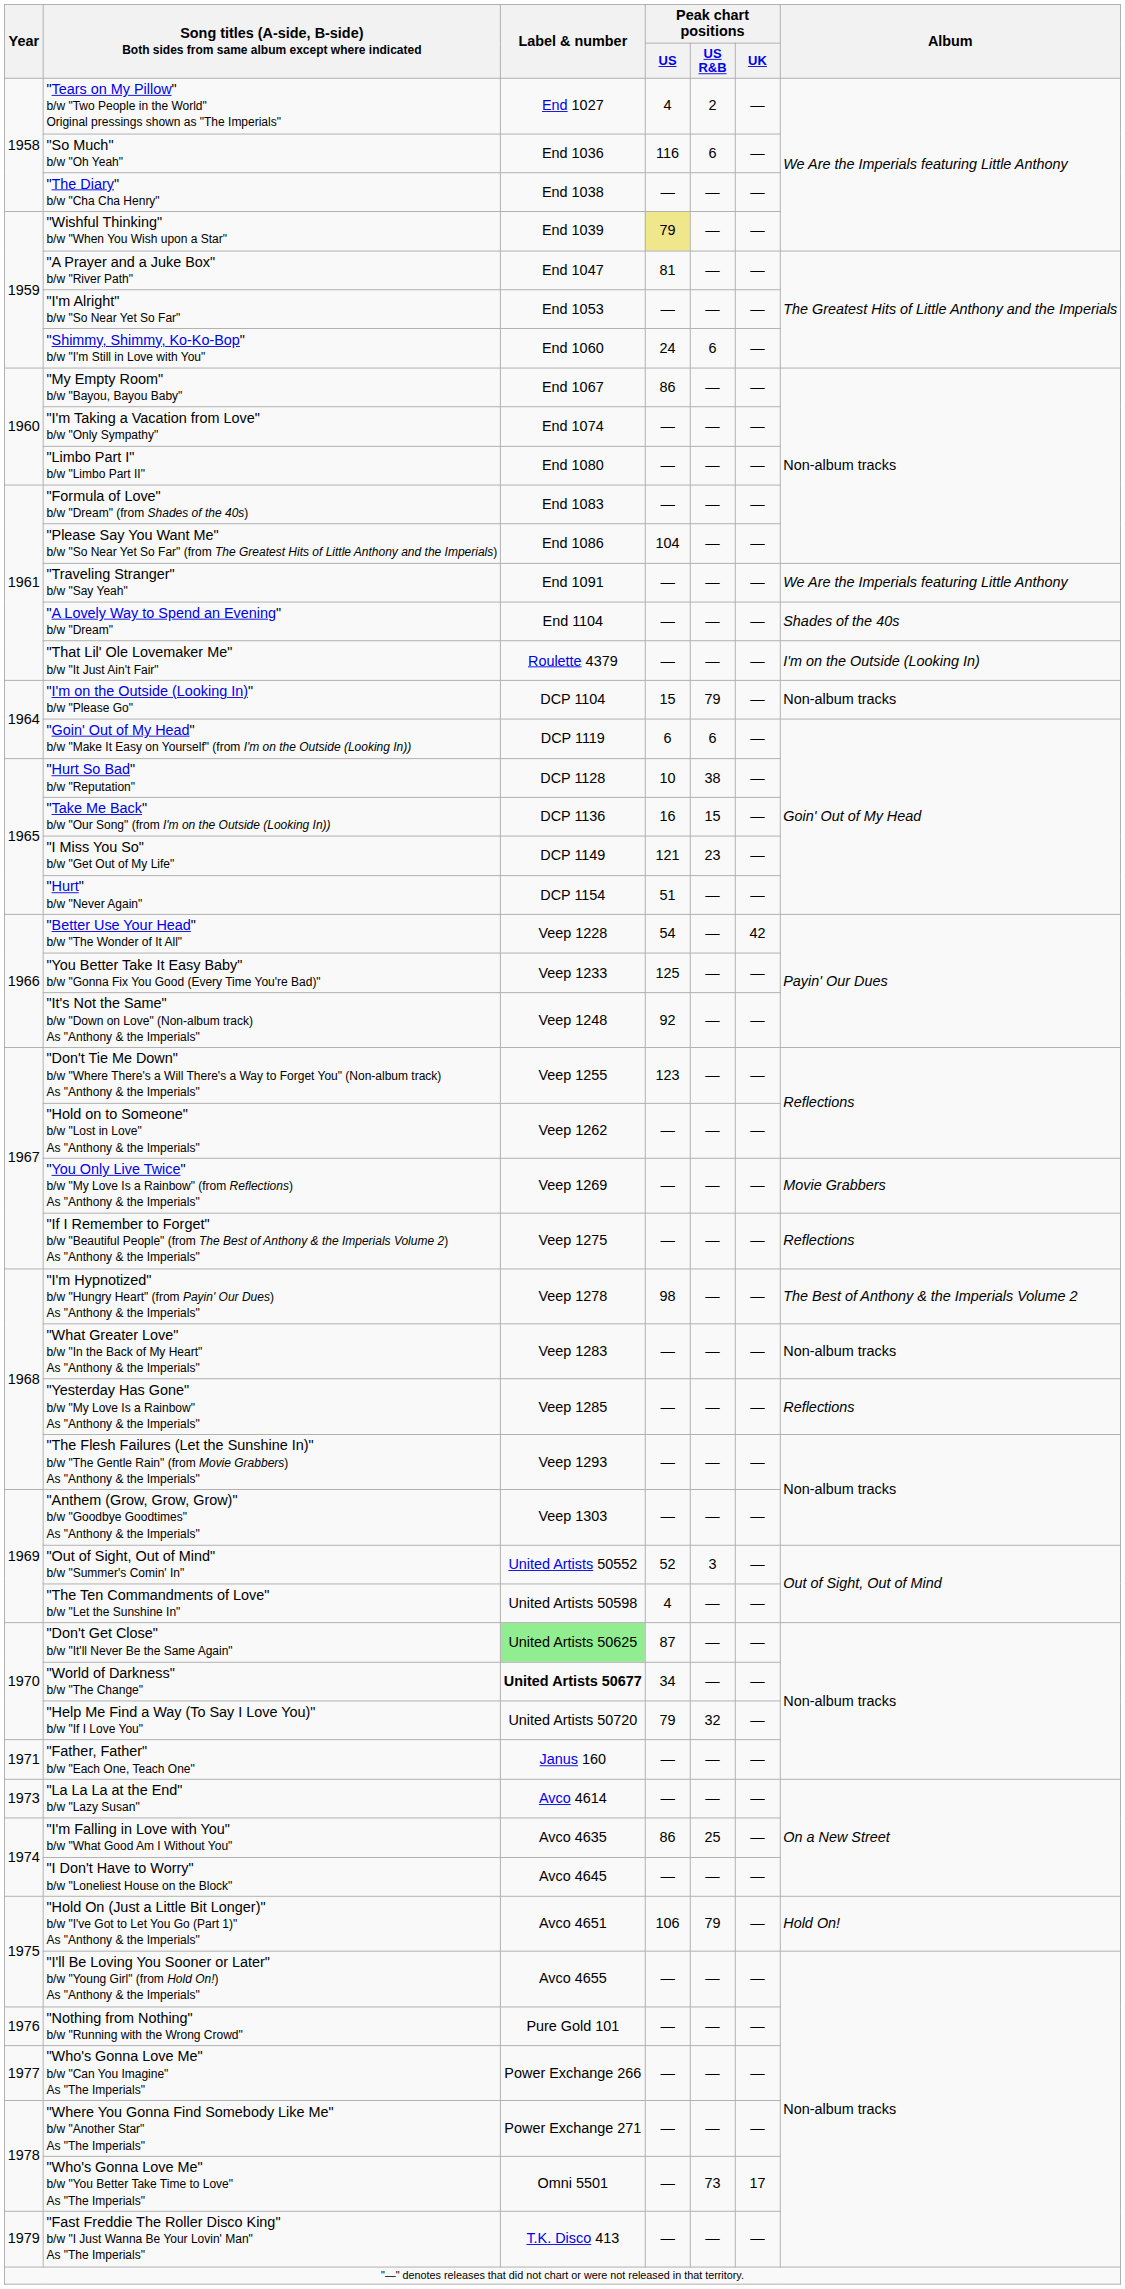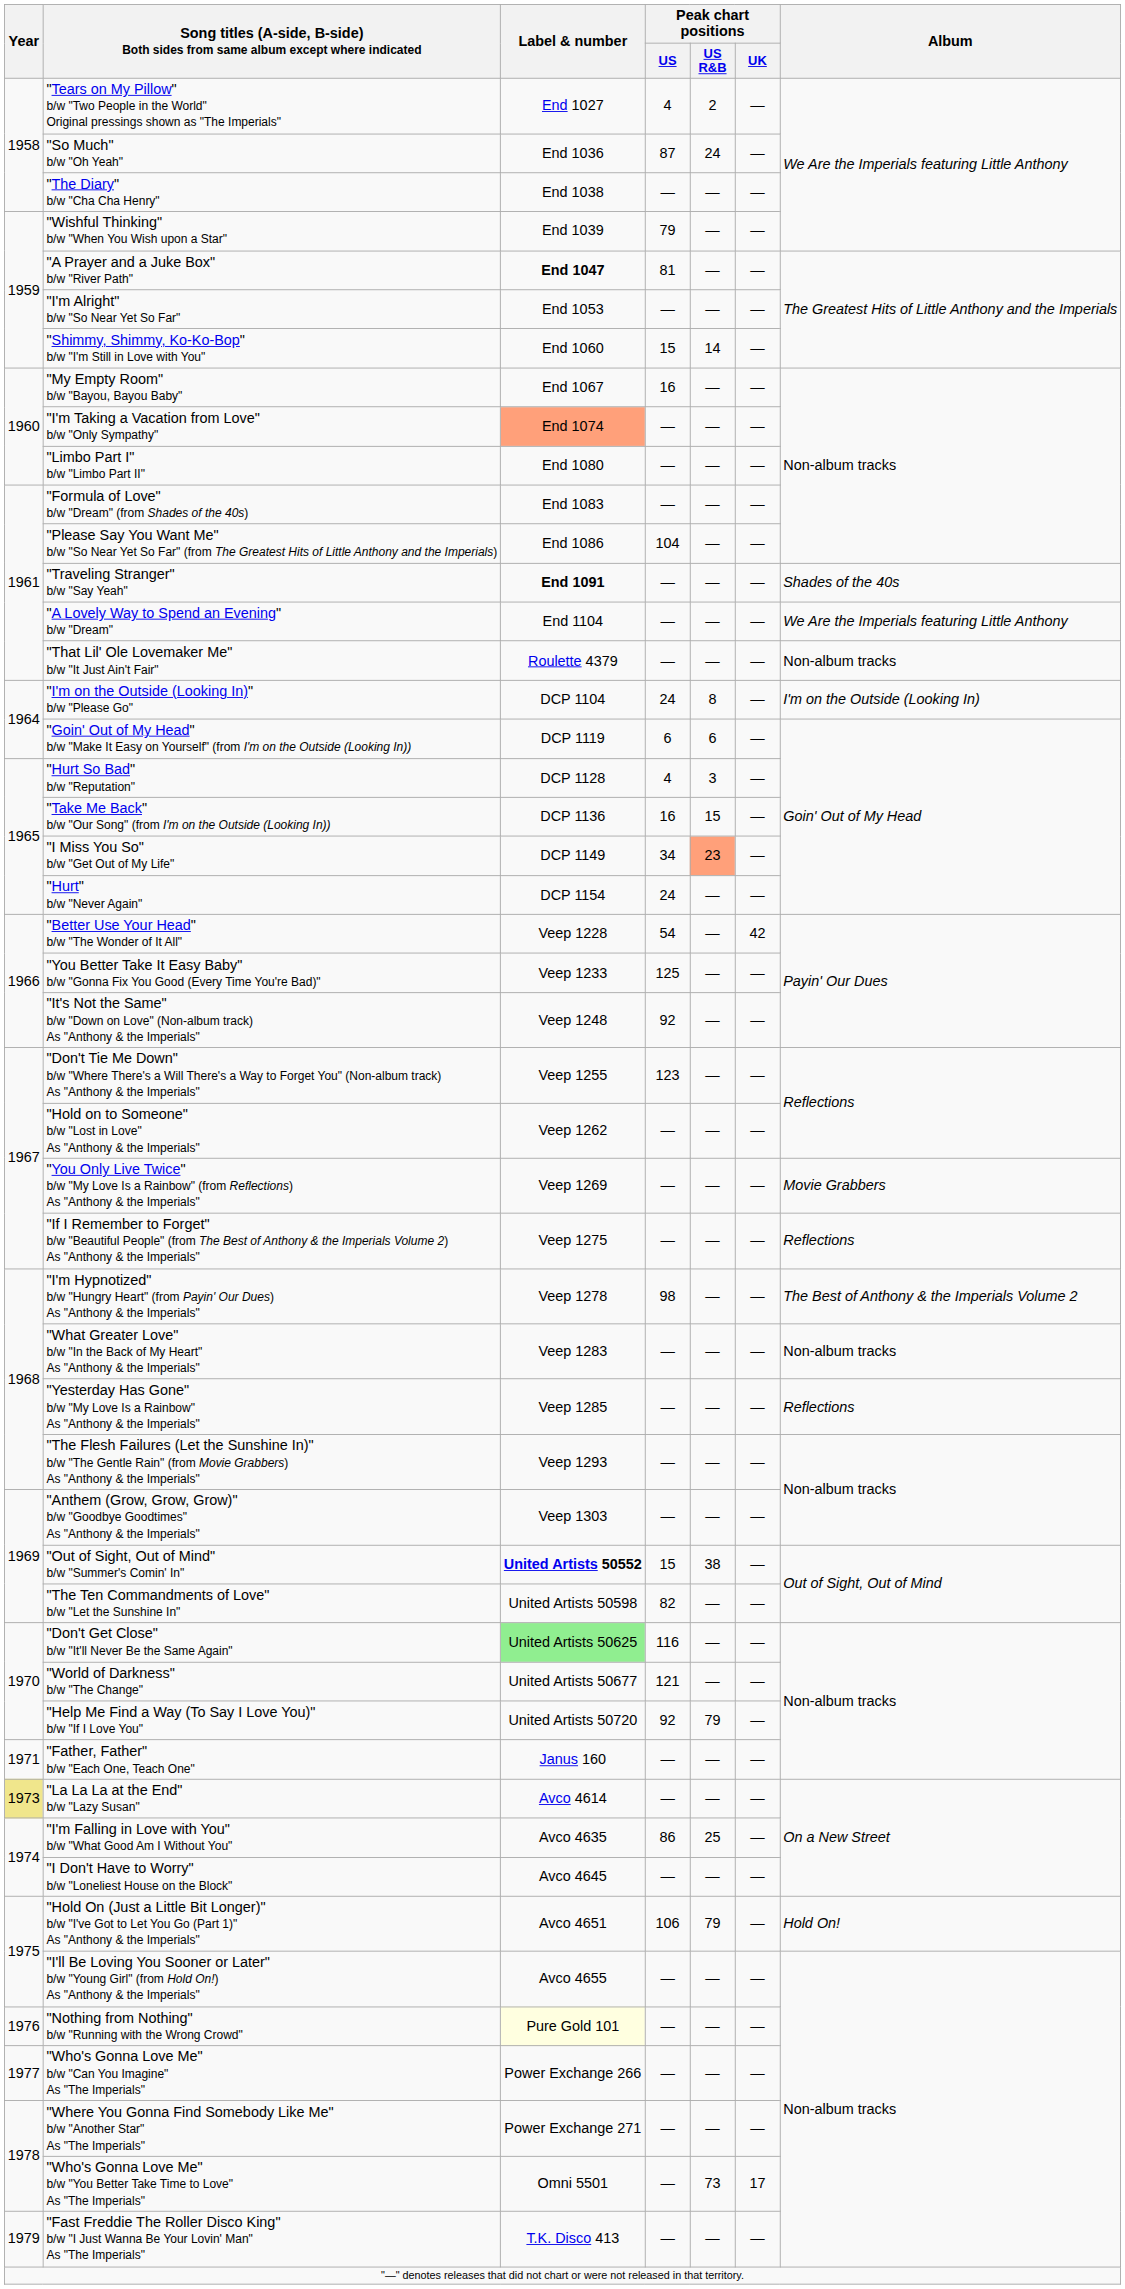(668, 153) 116 -> (668, 153) 87
(713, 153) 6 -> (713, 153) 24
(668, 231) khaki background -> (668, 231) no background
(573, 270) normal -> (573, 270) bold
(668, 348) 24 -> (668, 348) 15
(713, 348) 6 -> (713, 348) 14
(668, 387) 86 -> (668, 387) 16
(573, 426) no background -> (573, 426) lightsalmon background
(573, 582) normal -> (573, 582) bold
(925, 582) We Are the Imperials featuring Little Anthony -> (841, 582) Shades of the 40s
(841, 621) Shades of the 40s -> (925, 621) We Are the Imperials featuring Little Anthony
(881, 660) I'm on the Outside (Looking In) -> (840, 660) Non-album tracks
(668, 699) 15 -> (668, 699) 24
(713, 699) 79 -> (713, 699) 8
(840, 699) Non-album tracks -> (881, 699) I'm on the Outside (Looking In)
(668, 777) 10 -> (668, 777) 4
(713, 777) 38 -> (713, 777) 3
(668, 855) 121 -> (668, 855) 34
(713, 855) no background -> (713, 855) lightsalmon background
(668, 894) 51 -> (668, 894) 24
(573, 1564) normal -> (573, 1564) bold
(668, 1564) 52 -> (668, 1564) 15
(713, 1564) 3 -> (713, 1564) 38
(668, 1603) 4 -> (668, 1603) 82
(668, 1642) 87 -> (668, 1642) 116
(573, 1681) bold -> (573, 1681) normal
(668, 1681) 34 -> (668, 1681) 121
(668, 1720) 79 -> (668, 1720) 92
(713, 1720) 32 -> (713, 1720) 79
(24, 1798) no background -> (24, 1798) khaki background
(573, 2026) no background -> (573, 2026) lightyellow background
